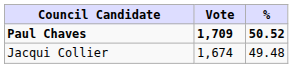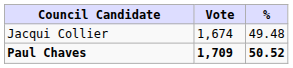rows swapped: (47, 34) <-> (58, 53)
